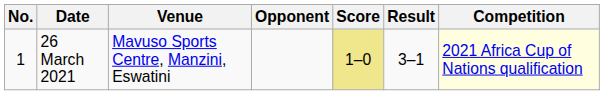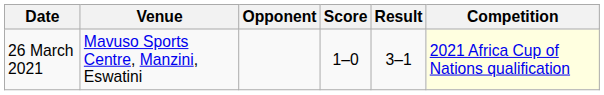- column: (21, 16)
(358, 59) khaki background -> (346, 59) no background
